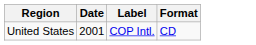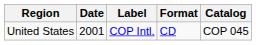+ column: (226, 13)
